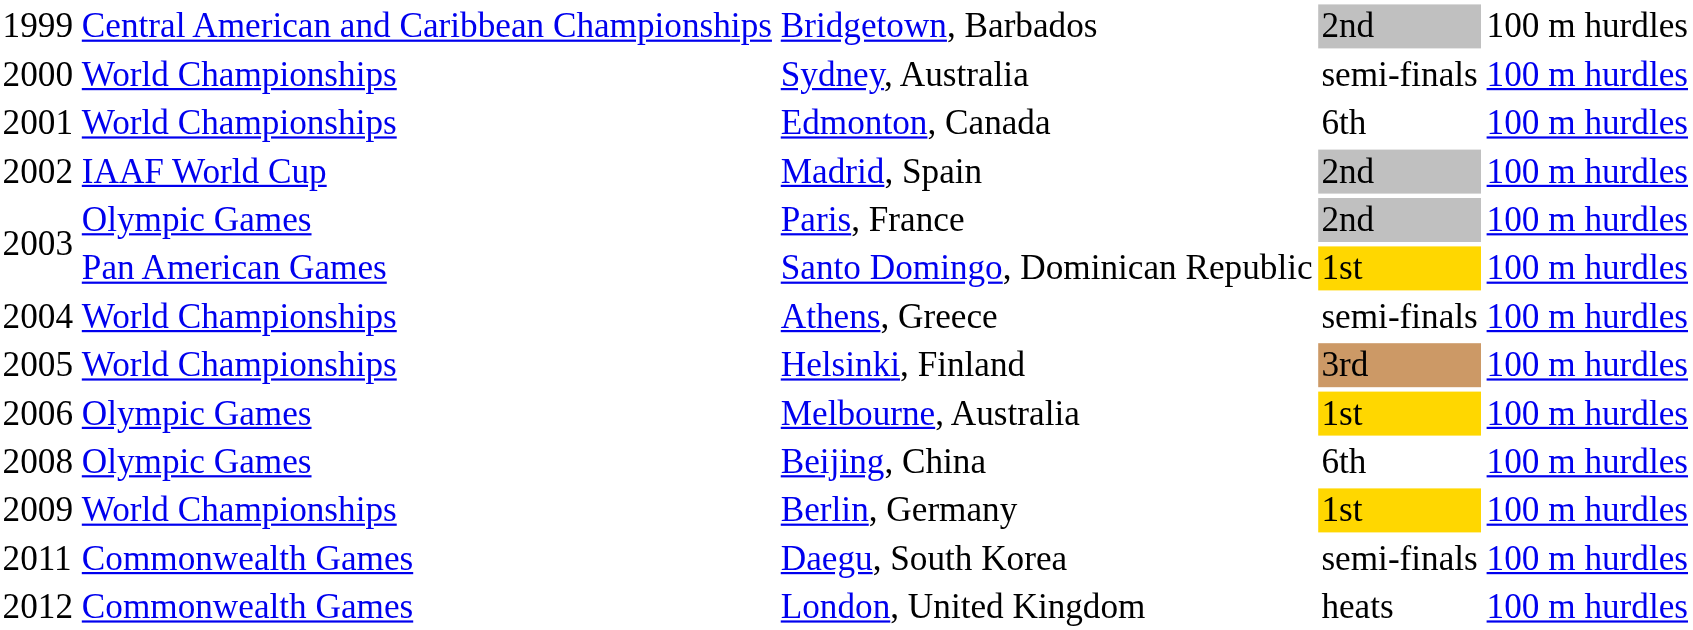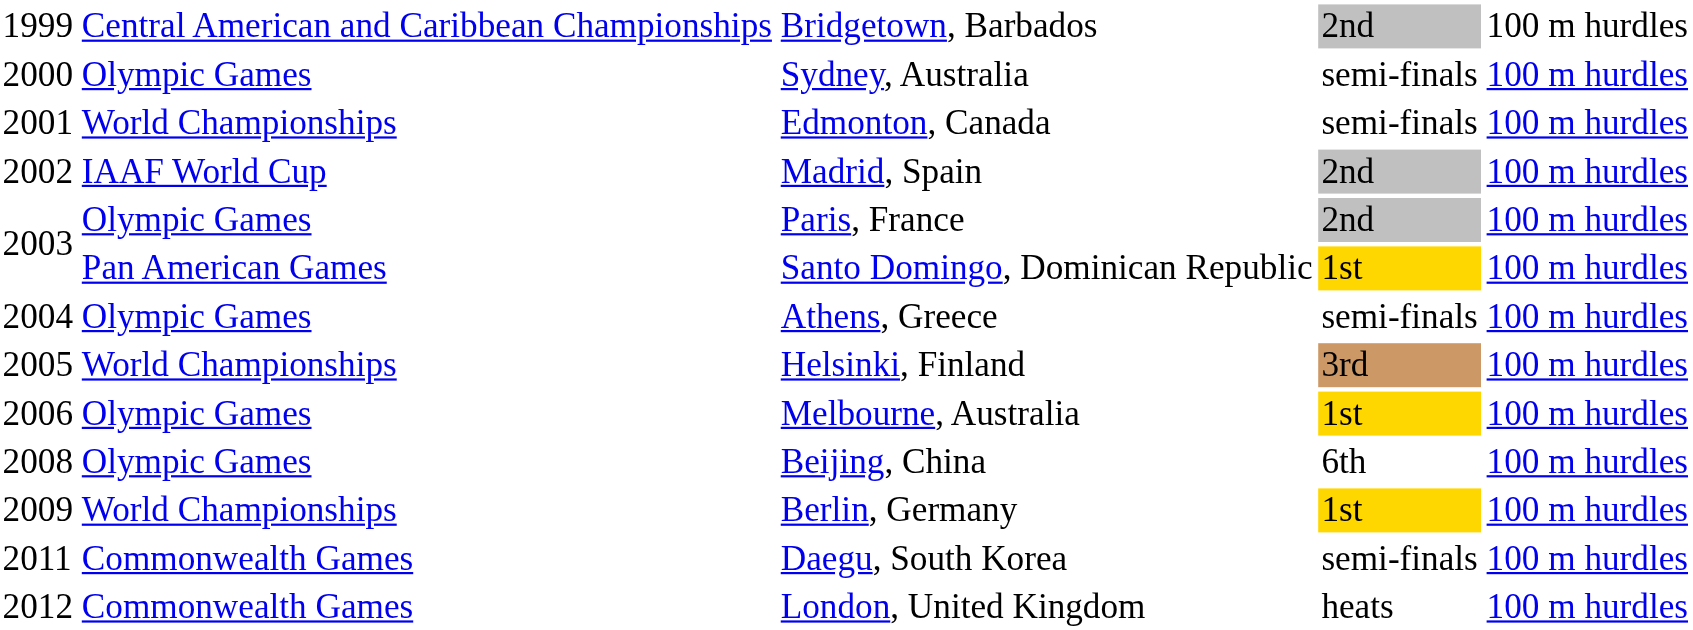(239, 74) World Championships -> (197, 74) Olympic Games
(1344, 122) 6th -> (1400, 122) semi-finals
(239, 316) World Championships -> (197, 316) Olympic Games
